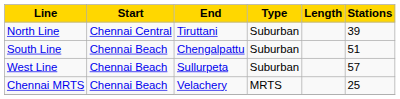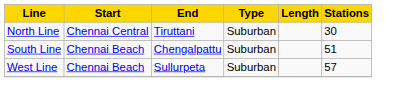(354, 31) 39 -> (331, 31) 30
- row: (46, 85)
